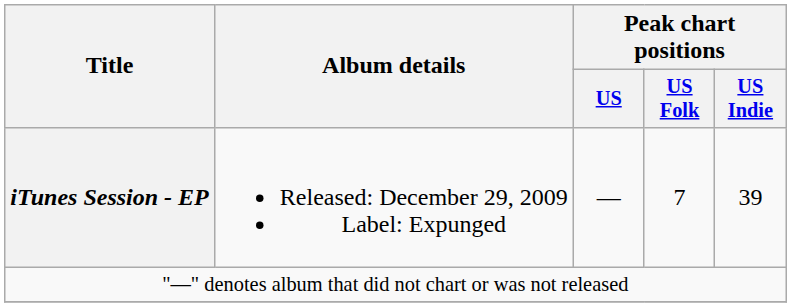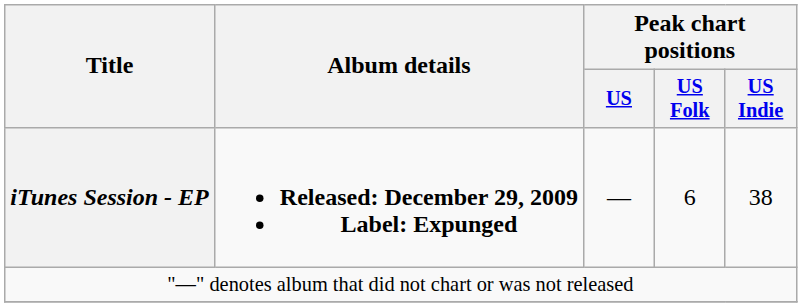(394, 211) normal -> (399, 211) bold
(680, 197) 7 -> (690, 197) 6
(750, 197) 39 -> (761, 197) 38
